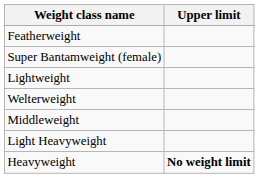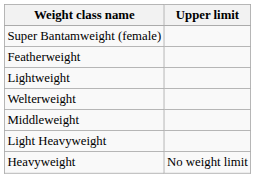rows swapped: (84, 57) <-> (44, 36)
(209, 162) bold -> (207, 162) normal
